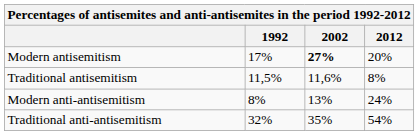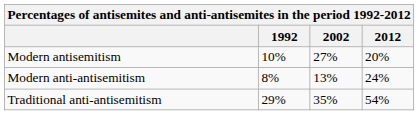(260, 57) 17% -> (274, 57) 10%
(321, 57) bold -> (325, 57) normal
- row: (72, 78)
(260, 120) 32% -> (274, 99) 29%
